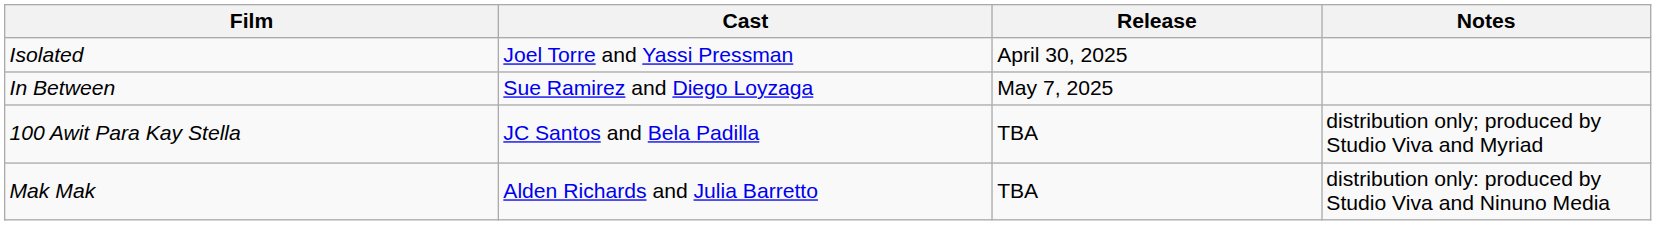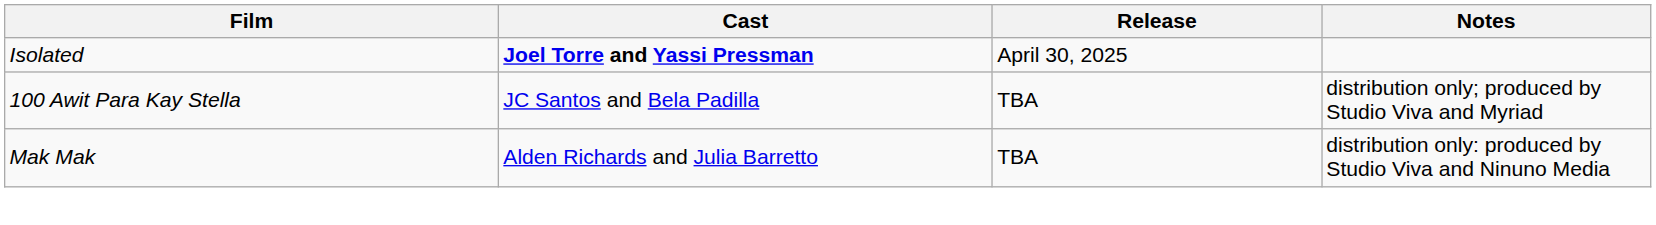(648, 54) normal -> (658, 54) bold
- row: (62, 88)
